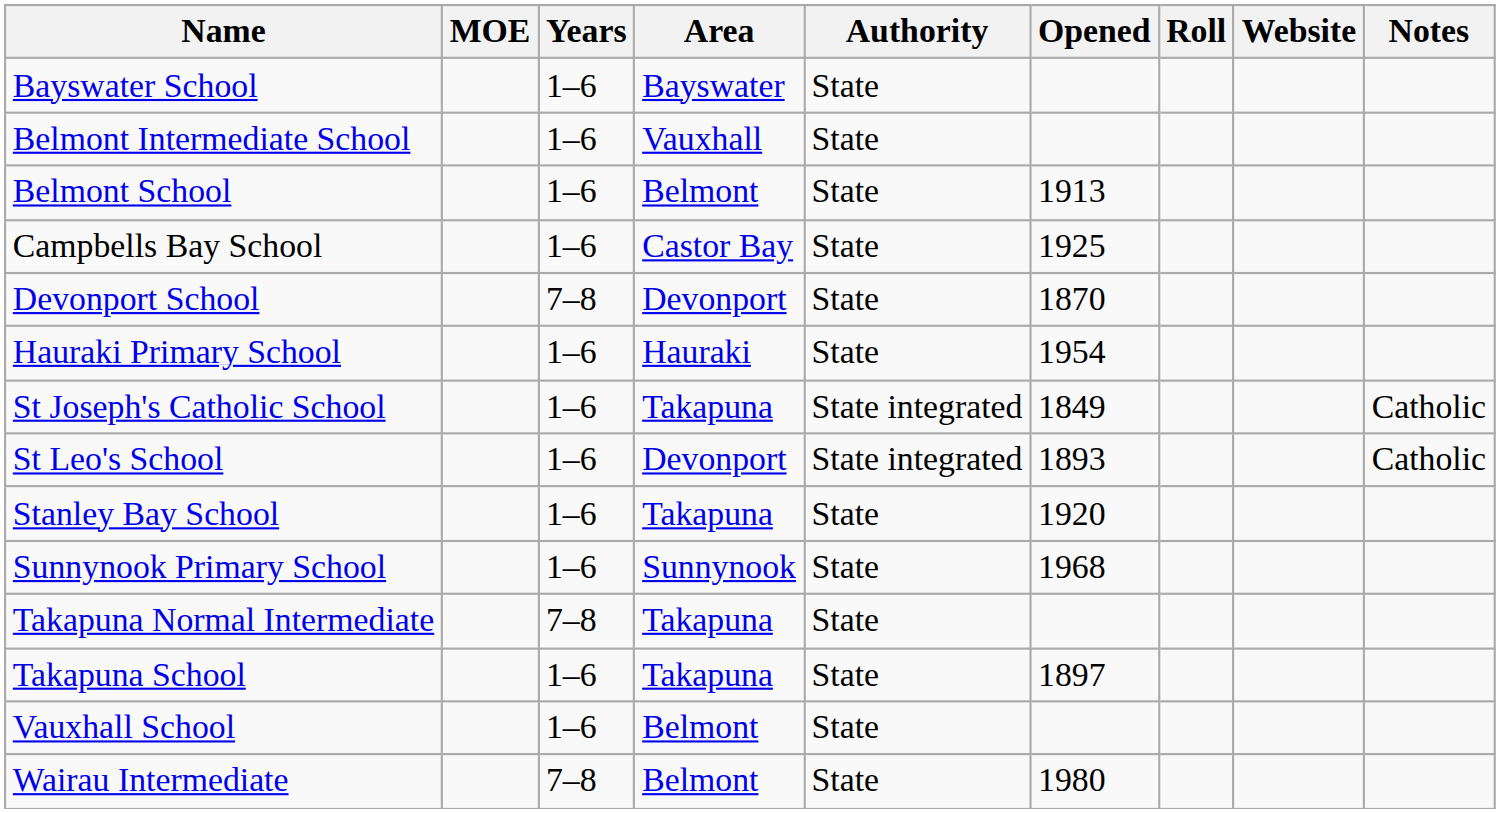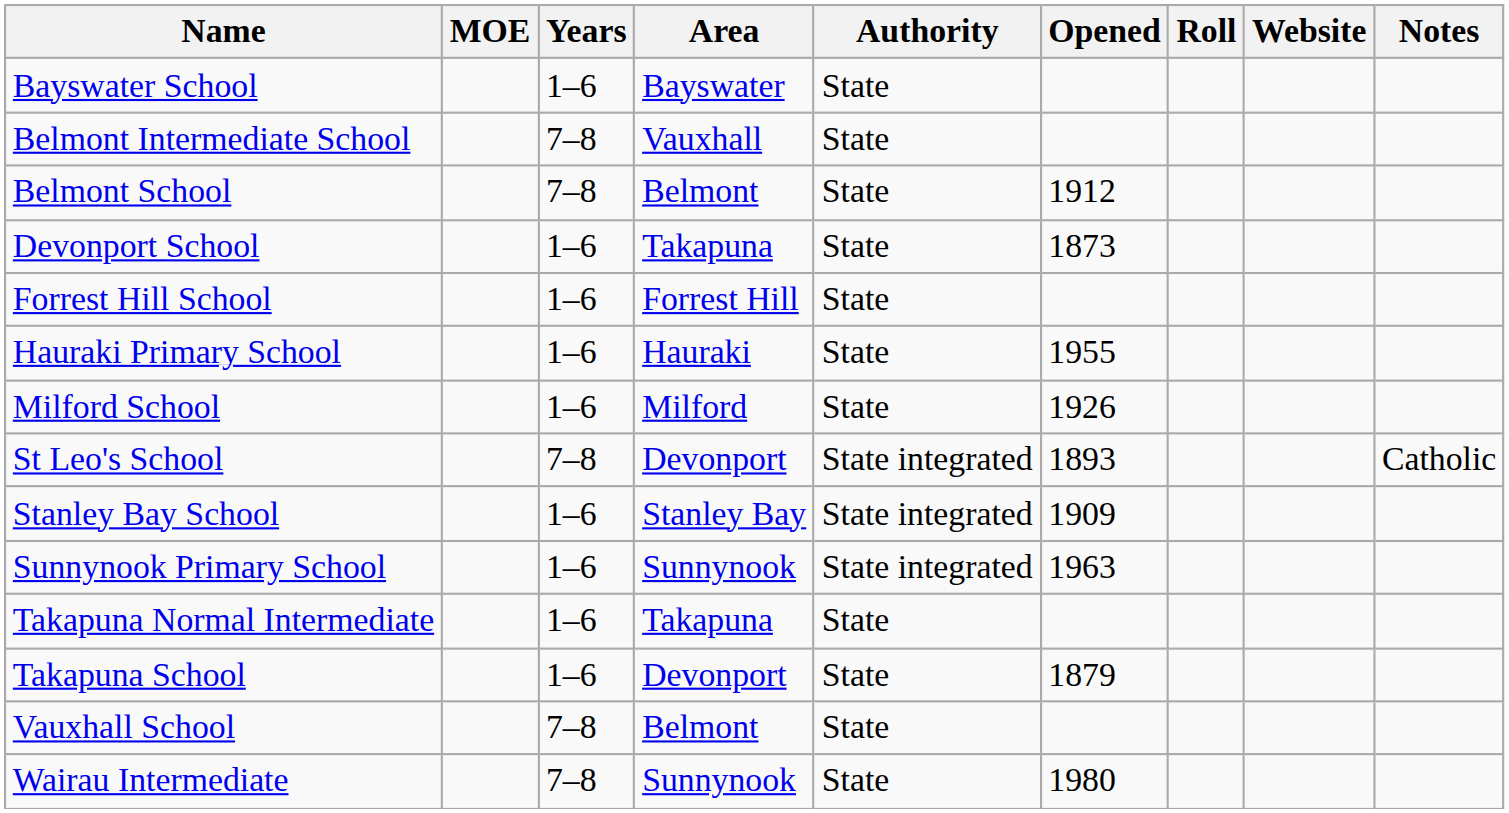(571, 138) 1–6 -> (571, 138) 7–8
(571, 191) 1–6 -> (571, 191) 7–8
(1072, 191) 1913 -> (1082, 191) 1912
- row: (168, 245)
(571, 298) 7–8 -> (571, 245) 1–6
(714, 298) Devonport -> (708, 245) Takapuna
(1072, 298) 1870 -> (1082, 245) 1873
+ row: (142, 298)
(1072, 352) 1954 -> (1082, 352) 1955
+ row: (116, 406)
- row: (199, 406)
(571, 459) 1–6 -> (571, 459) 7–8
(708, 513) Takapuna -> (724, 513) Stanley Bay
(845, 513) State -> (927, 513) State integrated
(1072, 513) 1920 -> (1082, 513) 1909
(845, 566) State -> (927, 566) State integrated
(1072, 566) 1968 -> (1082, 566) 1963
(571, 620) 7–8 -> (571, 620) 1–6
(708, 673) Takapuna -> (714, 673) Devonport
(1072, 673) 1897 -> (1082, 673) 1879
(571, 727) 1–6 -> (571, 727) 7–8
(700, 780) Belmont -> (719, 780) Sunnynook
